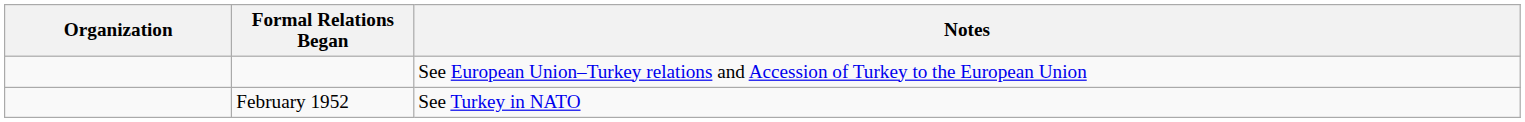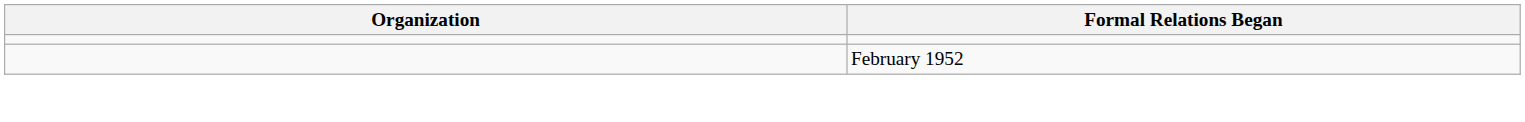- column: (967, 30)
